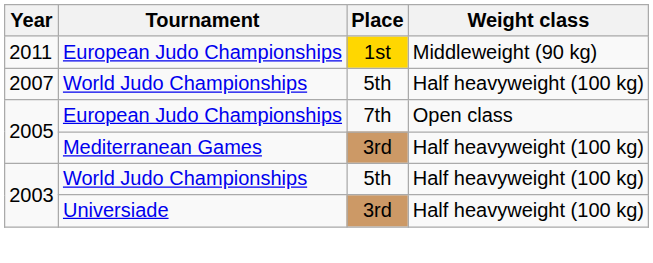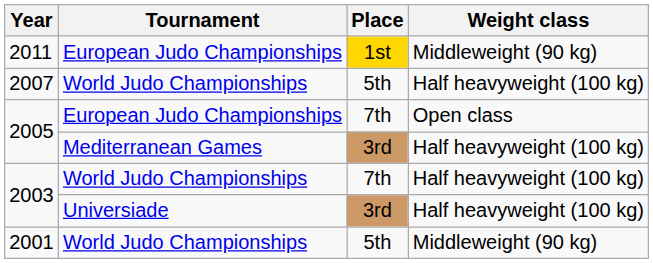(377, 178) 5th -> (377, 178) 7th
+ row: (31, 242)
